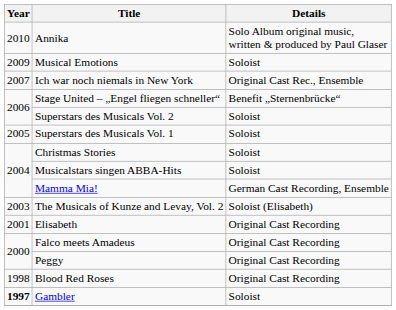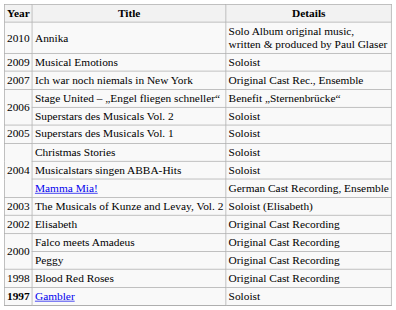(18, 224) 2001 -> (18, 224) 2002
